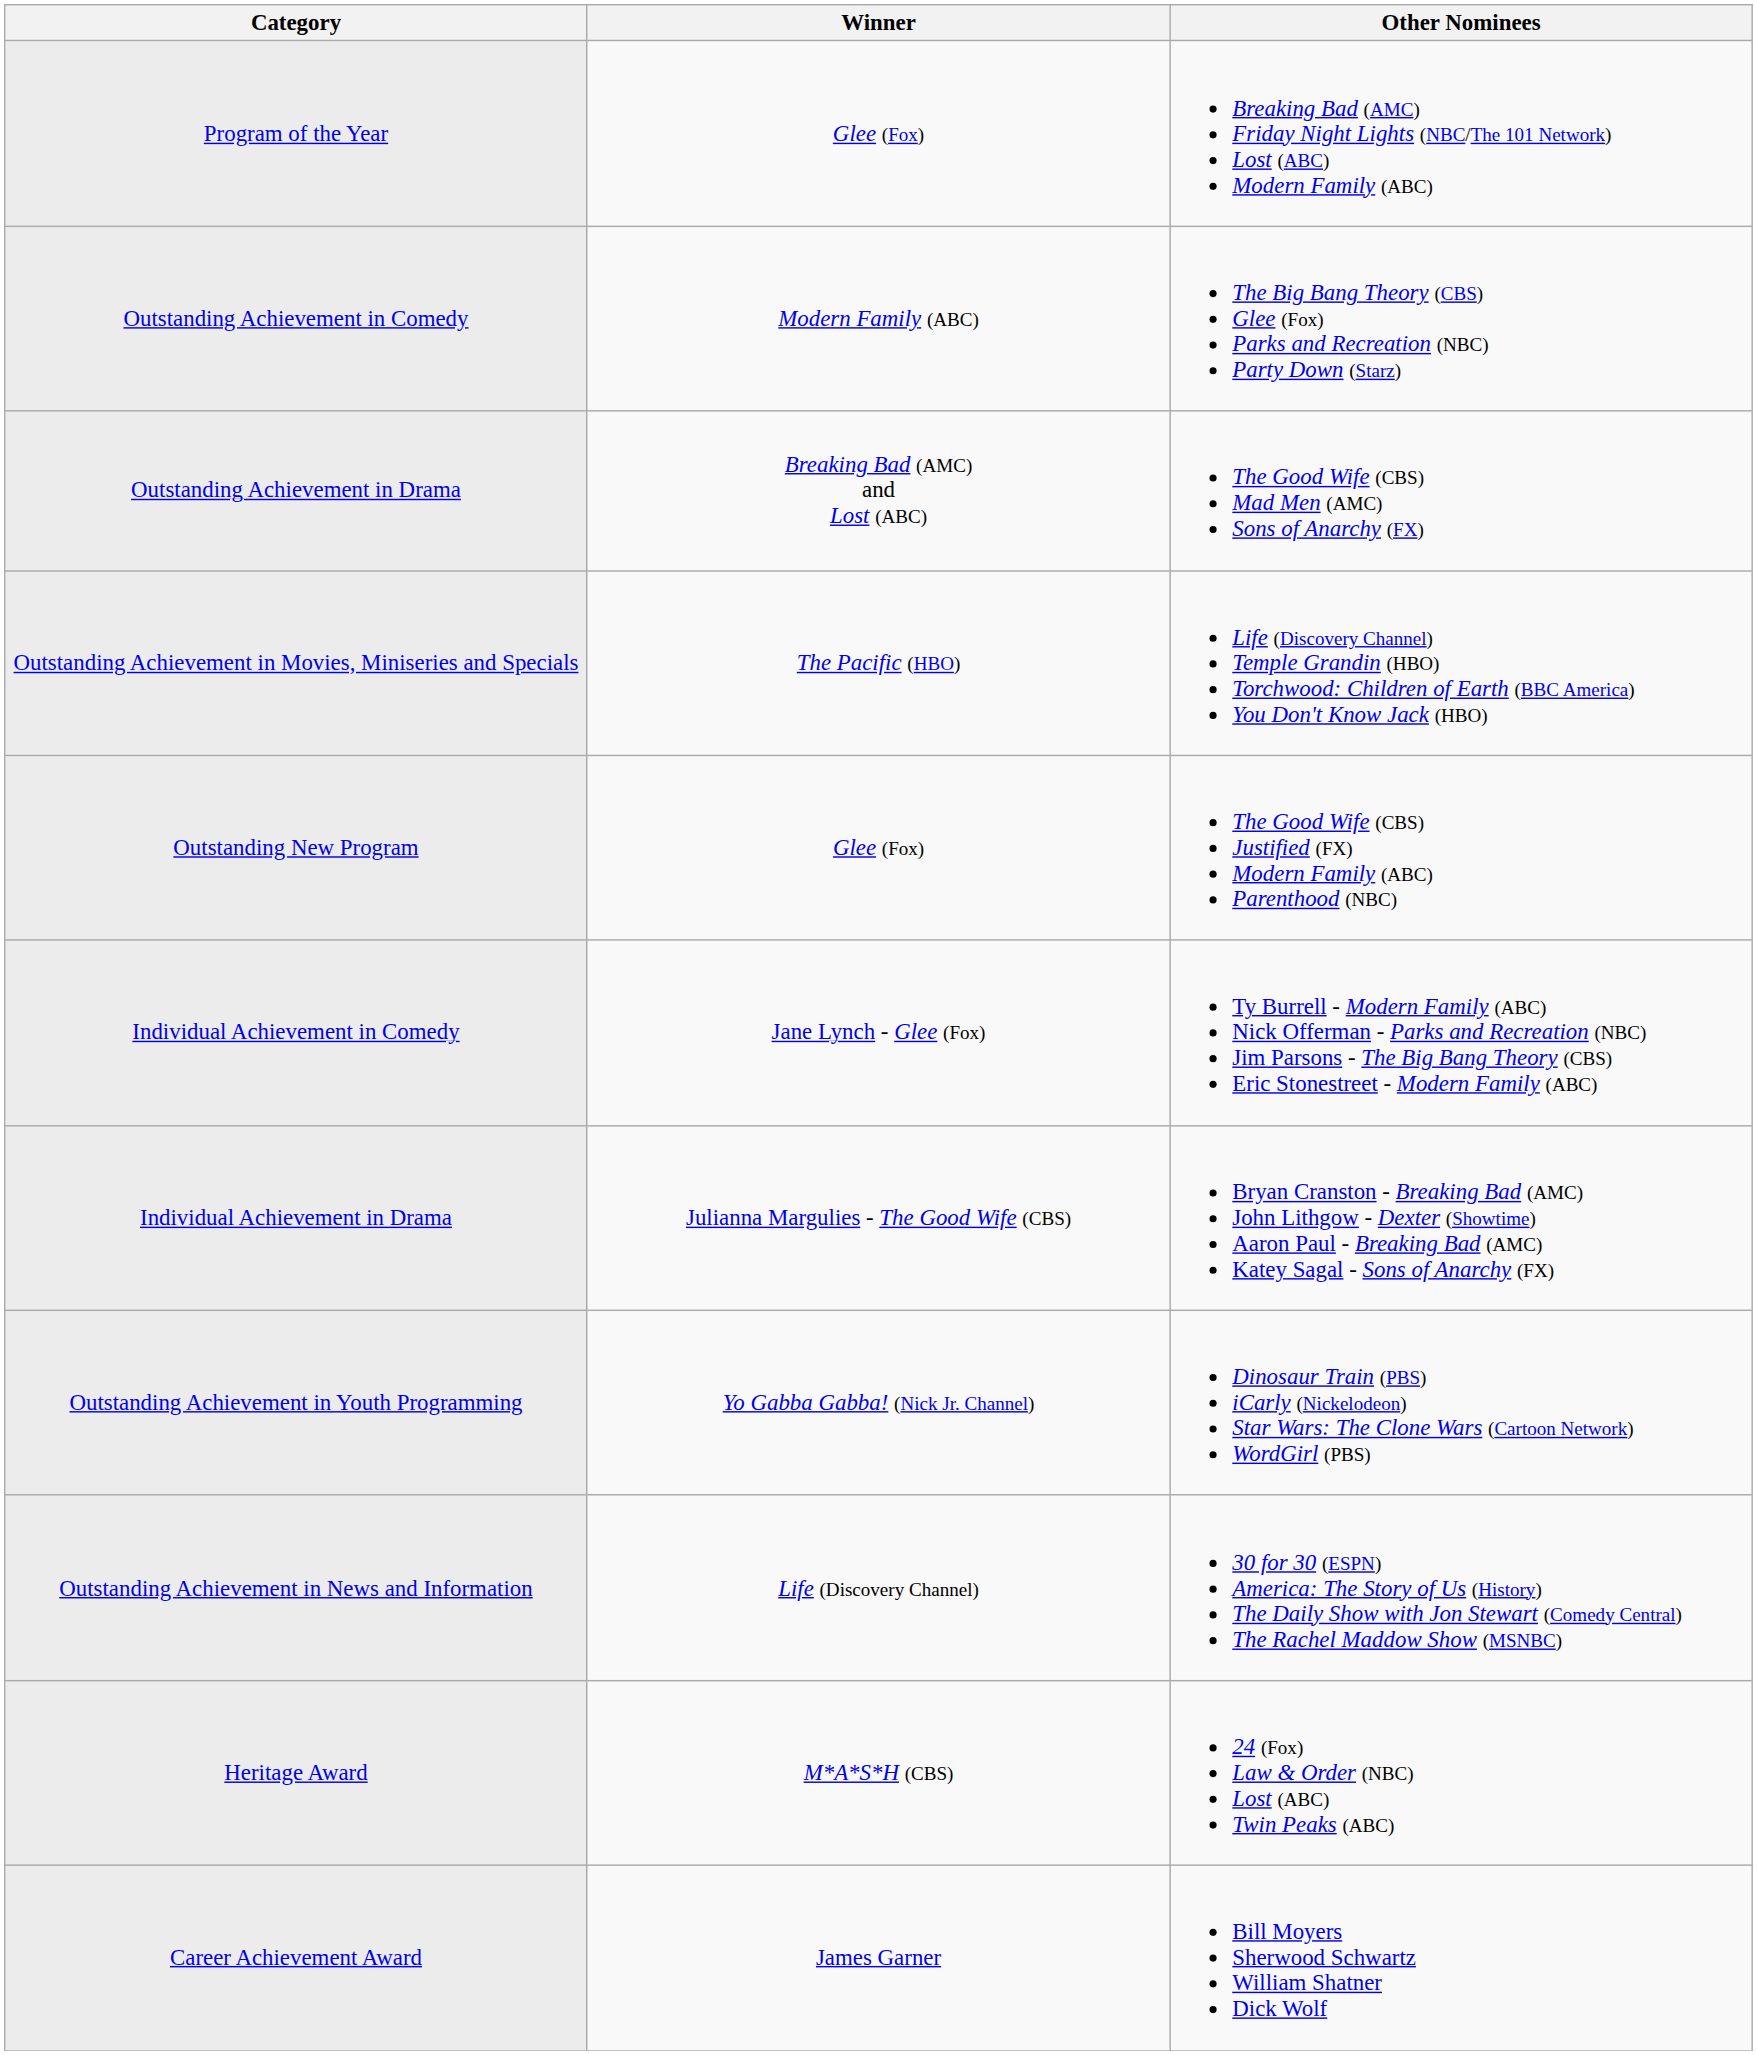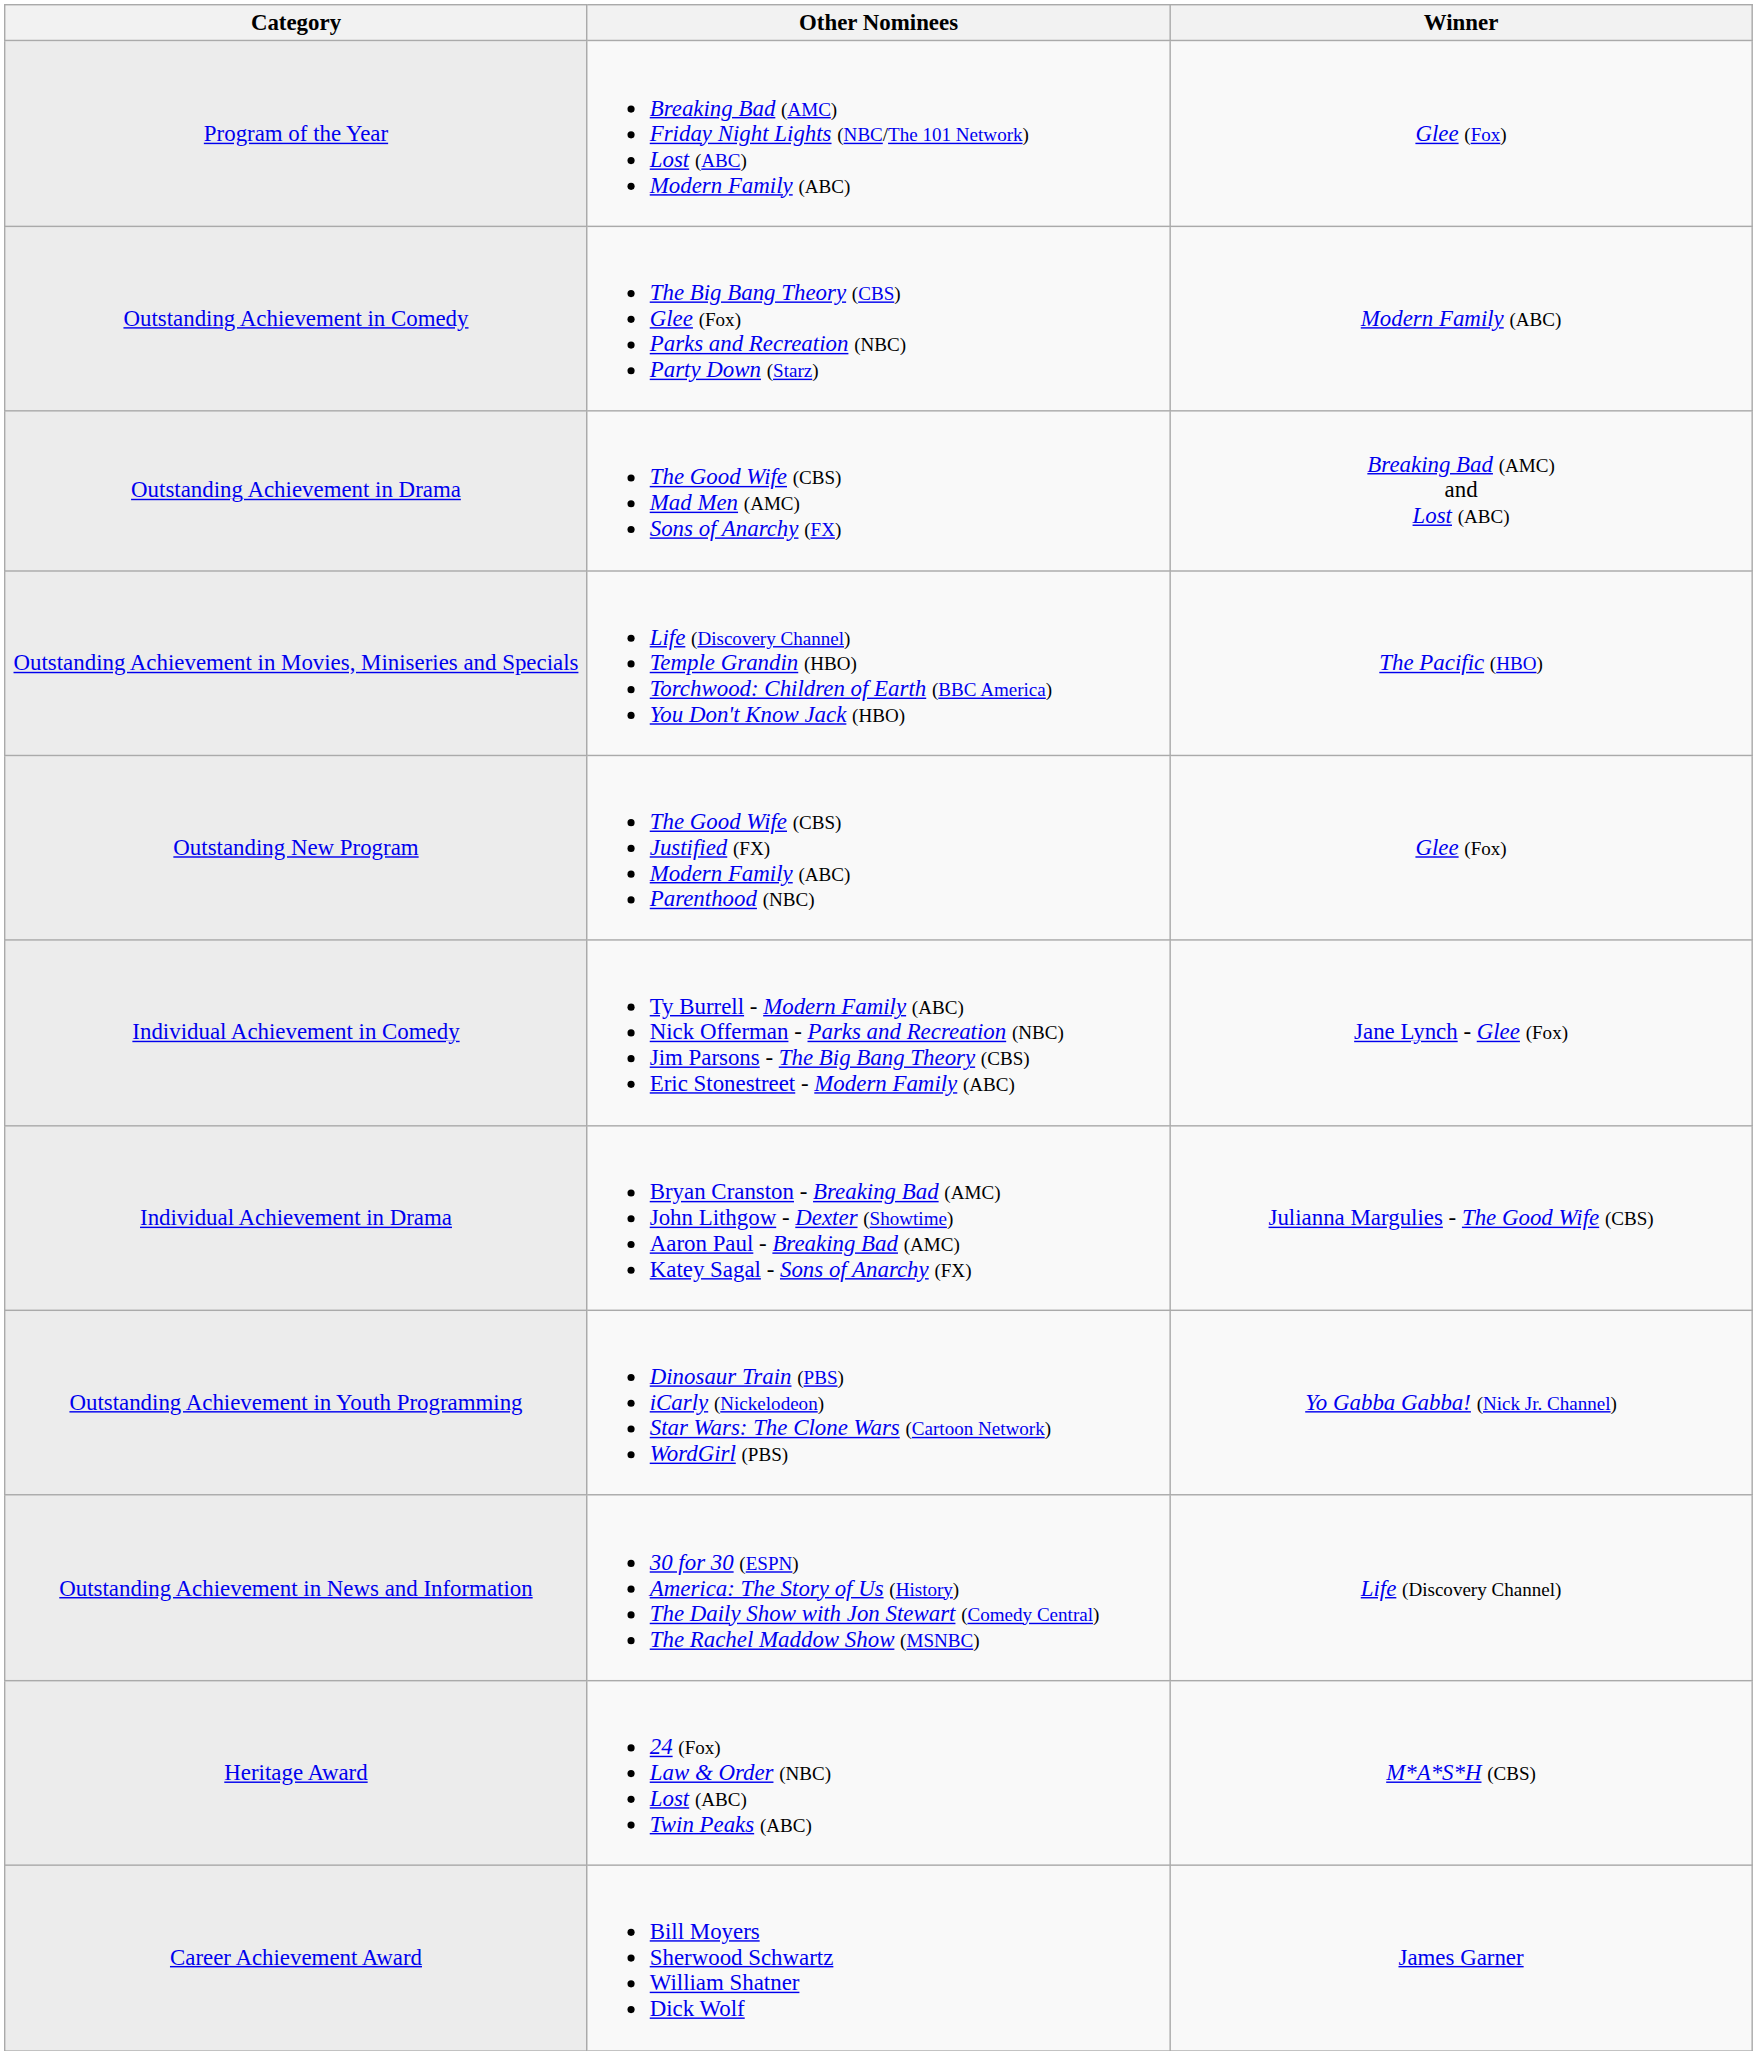columns swapped: (879, 22) <-> (1461, 22)
